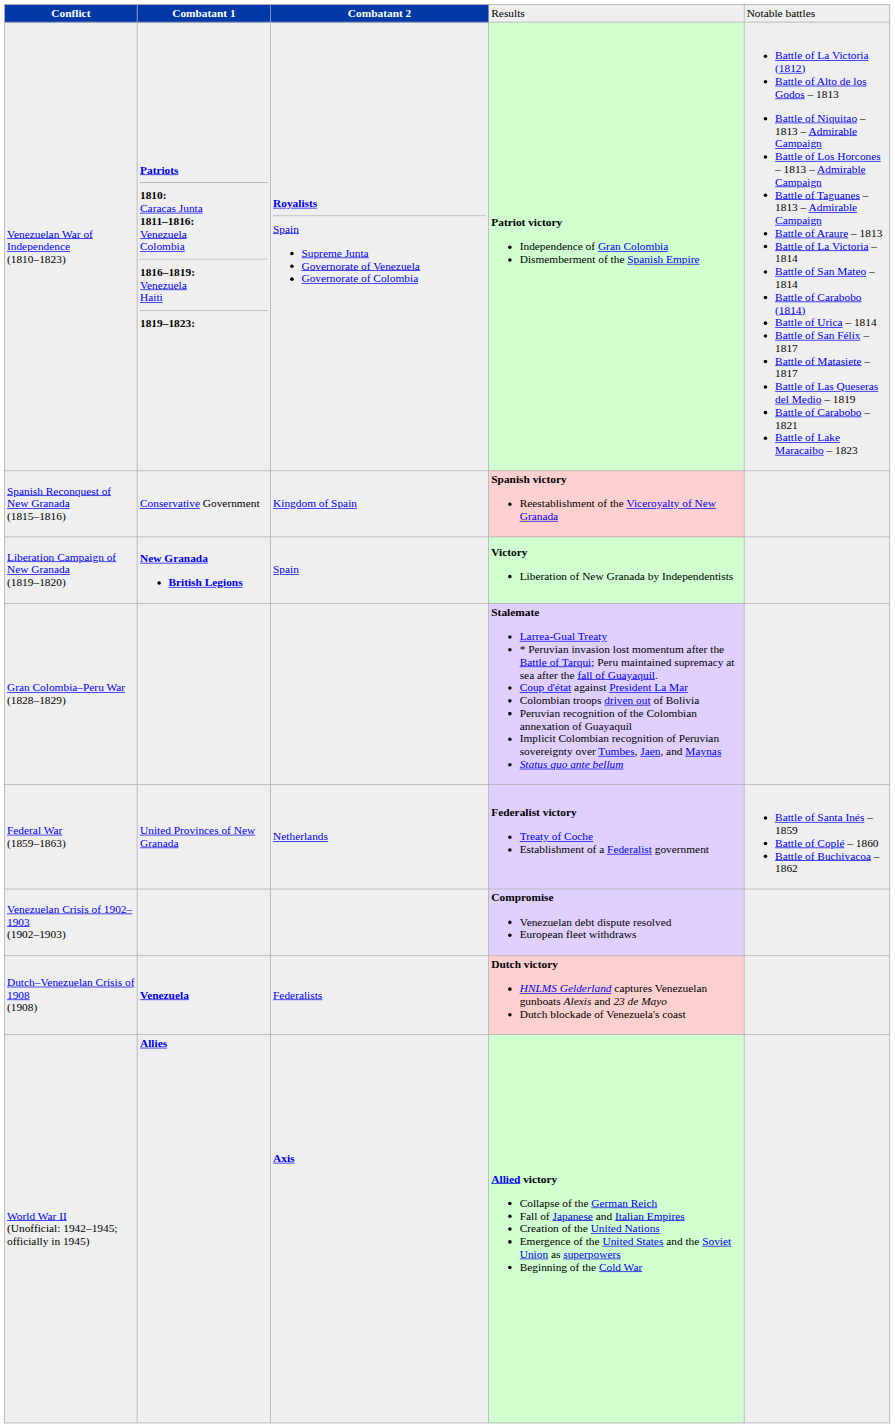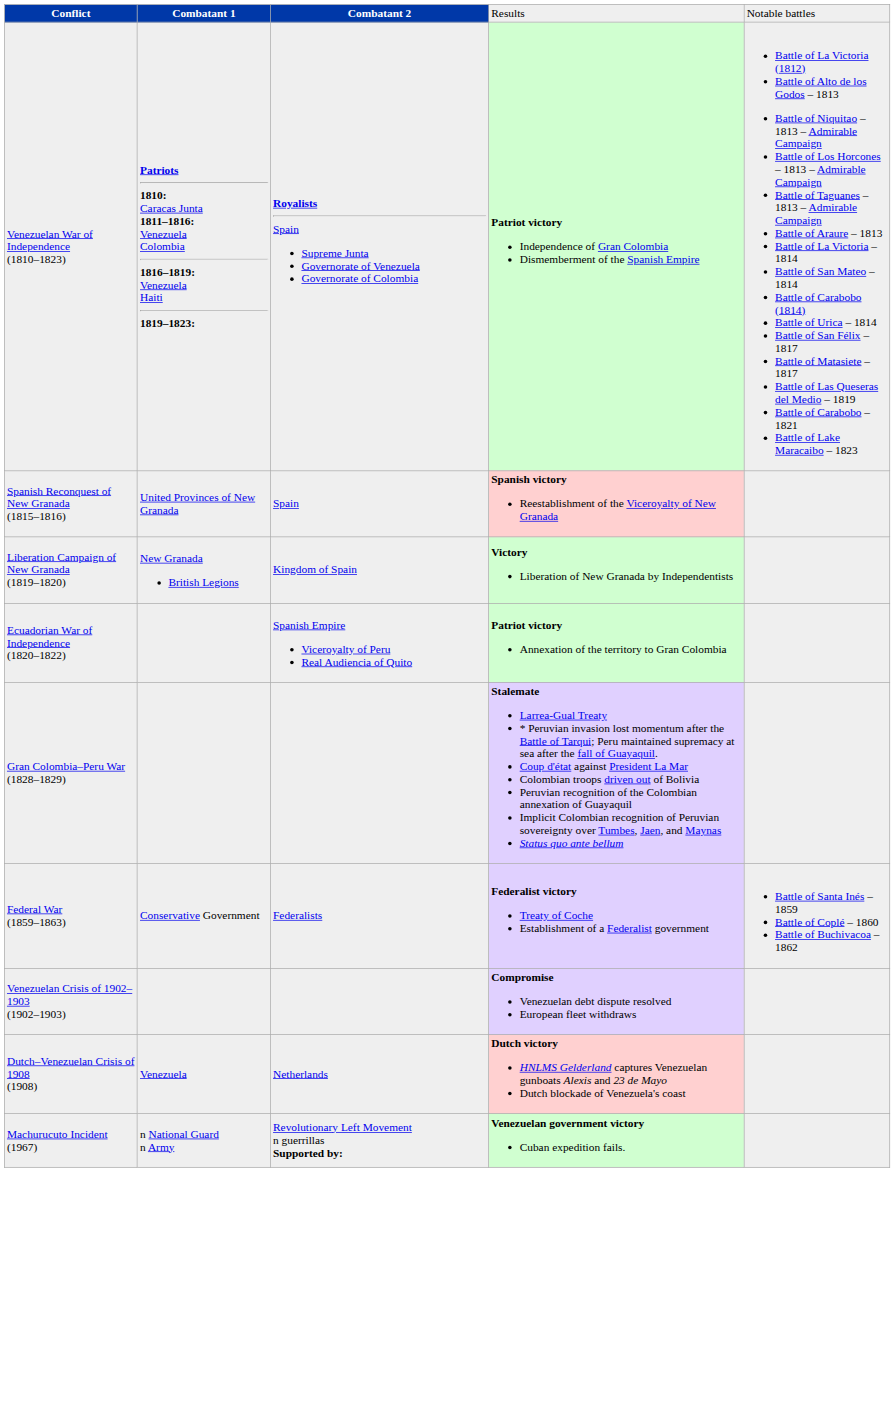(200, 503) Conservative Government -> (198, 503) United Provinces of New Granada
(315, 503) Kingdom of Spain -> (286, 503) Spain
(204, 571) bold -> (204, 571) normal
(286, 570) Spain -> (315, 570) Kingdom of Spain
+ row: (50, 642)
(198, 837) United Provinces of New Granada -> (200, 916) Conservative Government
(300, 837) Netherlands -> (298, 916) Federalists
(164, 995) bold -> (163, 1074) normal
(298, 995) Federalists -> (300, 1074) Netherlands
- row: (62, 1229)
+ row: (57, 1140)
